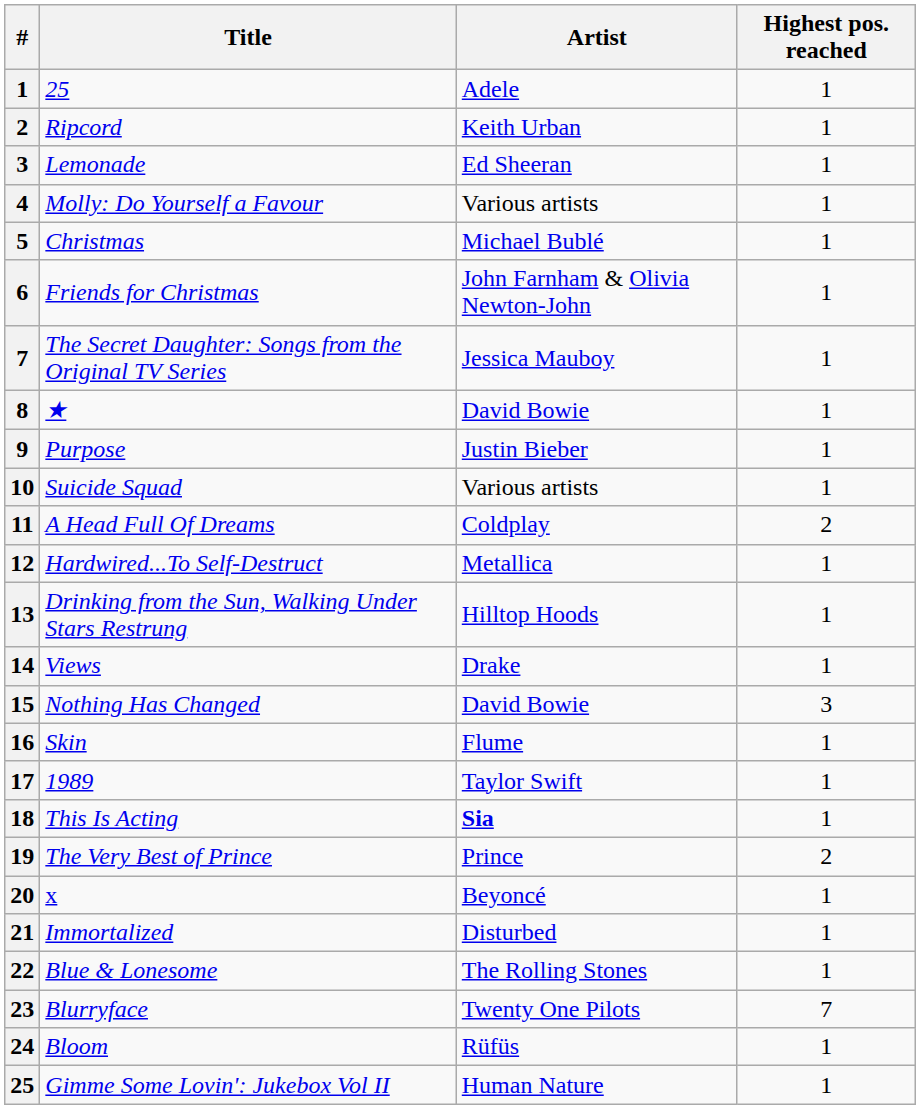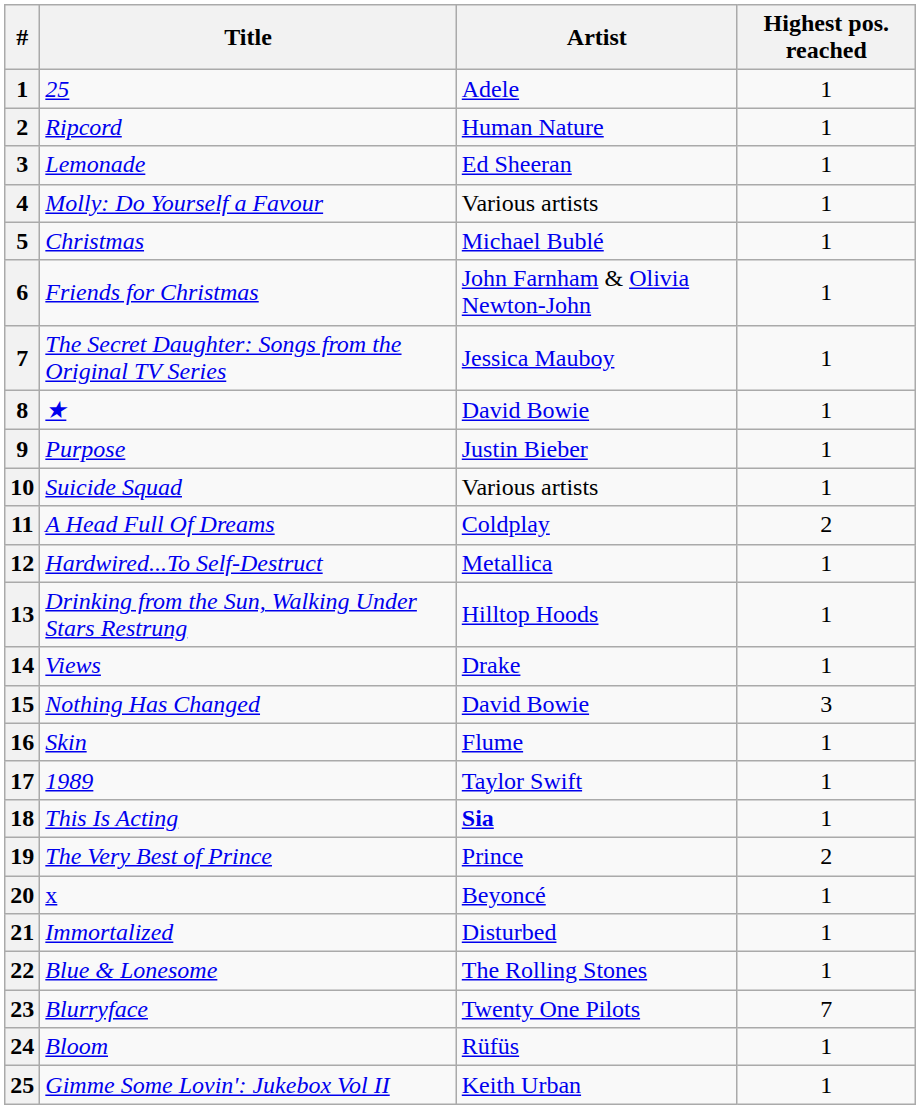(521, 126) Keith Urban -> (533, 126) Human Nature
(533, 1084) Human Nature -> (521, 1084) Keith Urban
